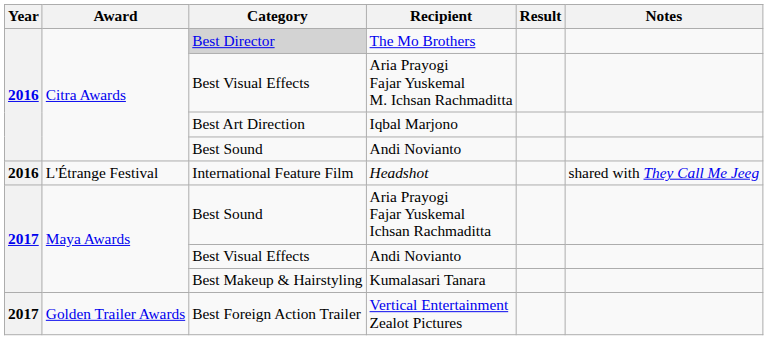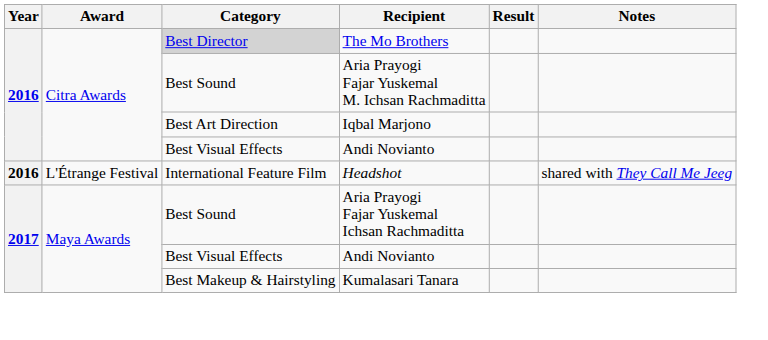(251, 82) Best Visual Effects -> (200, 82) Best Sound
(227, 148) Best Sound -> (224, 148) Best Visual Effects
- row: (116, 313)
